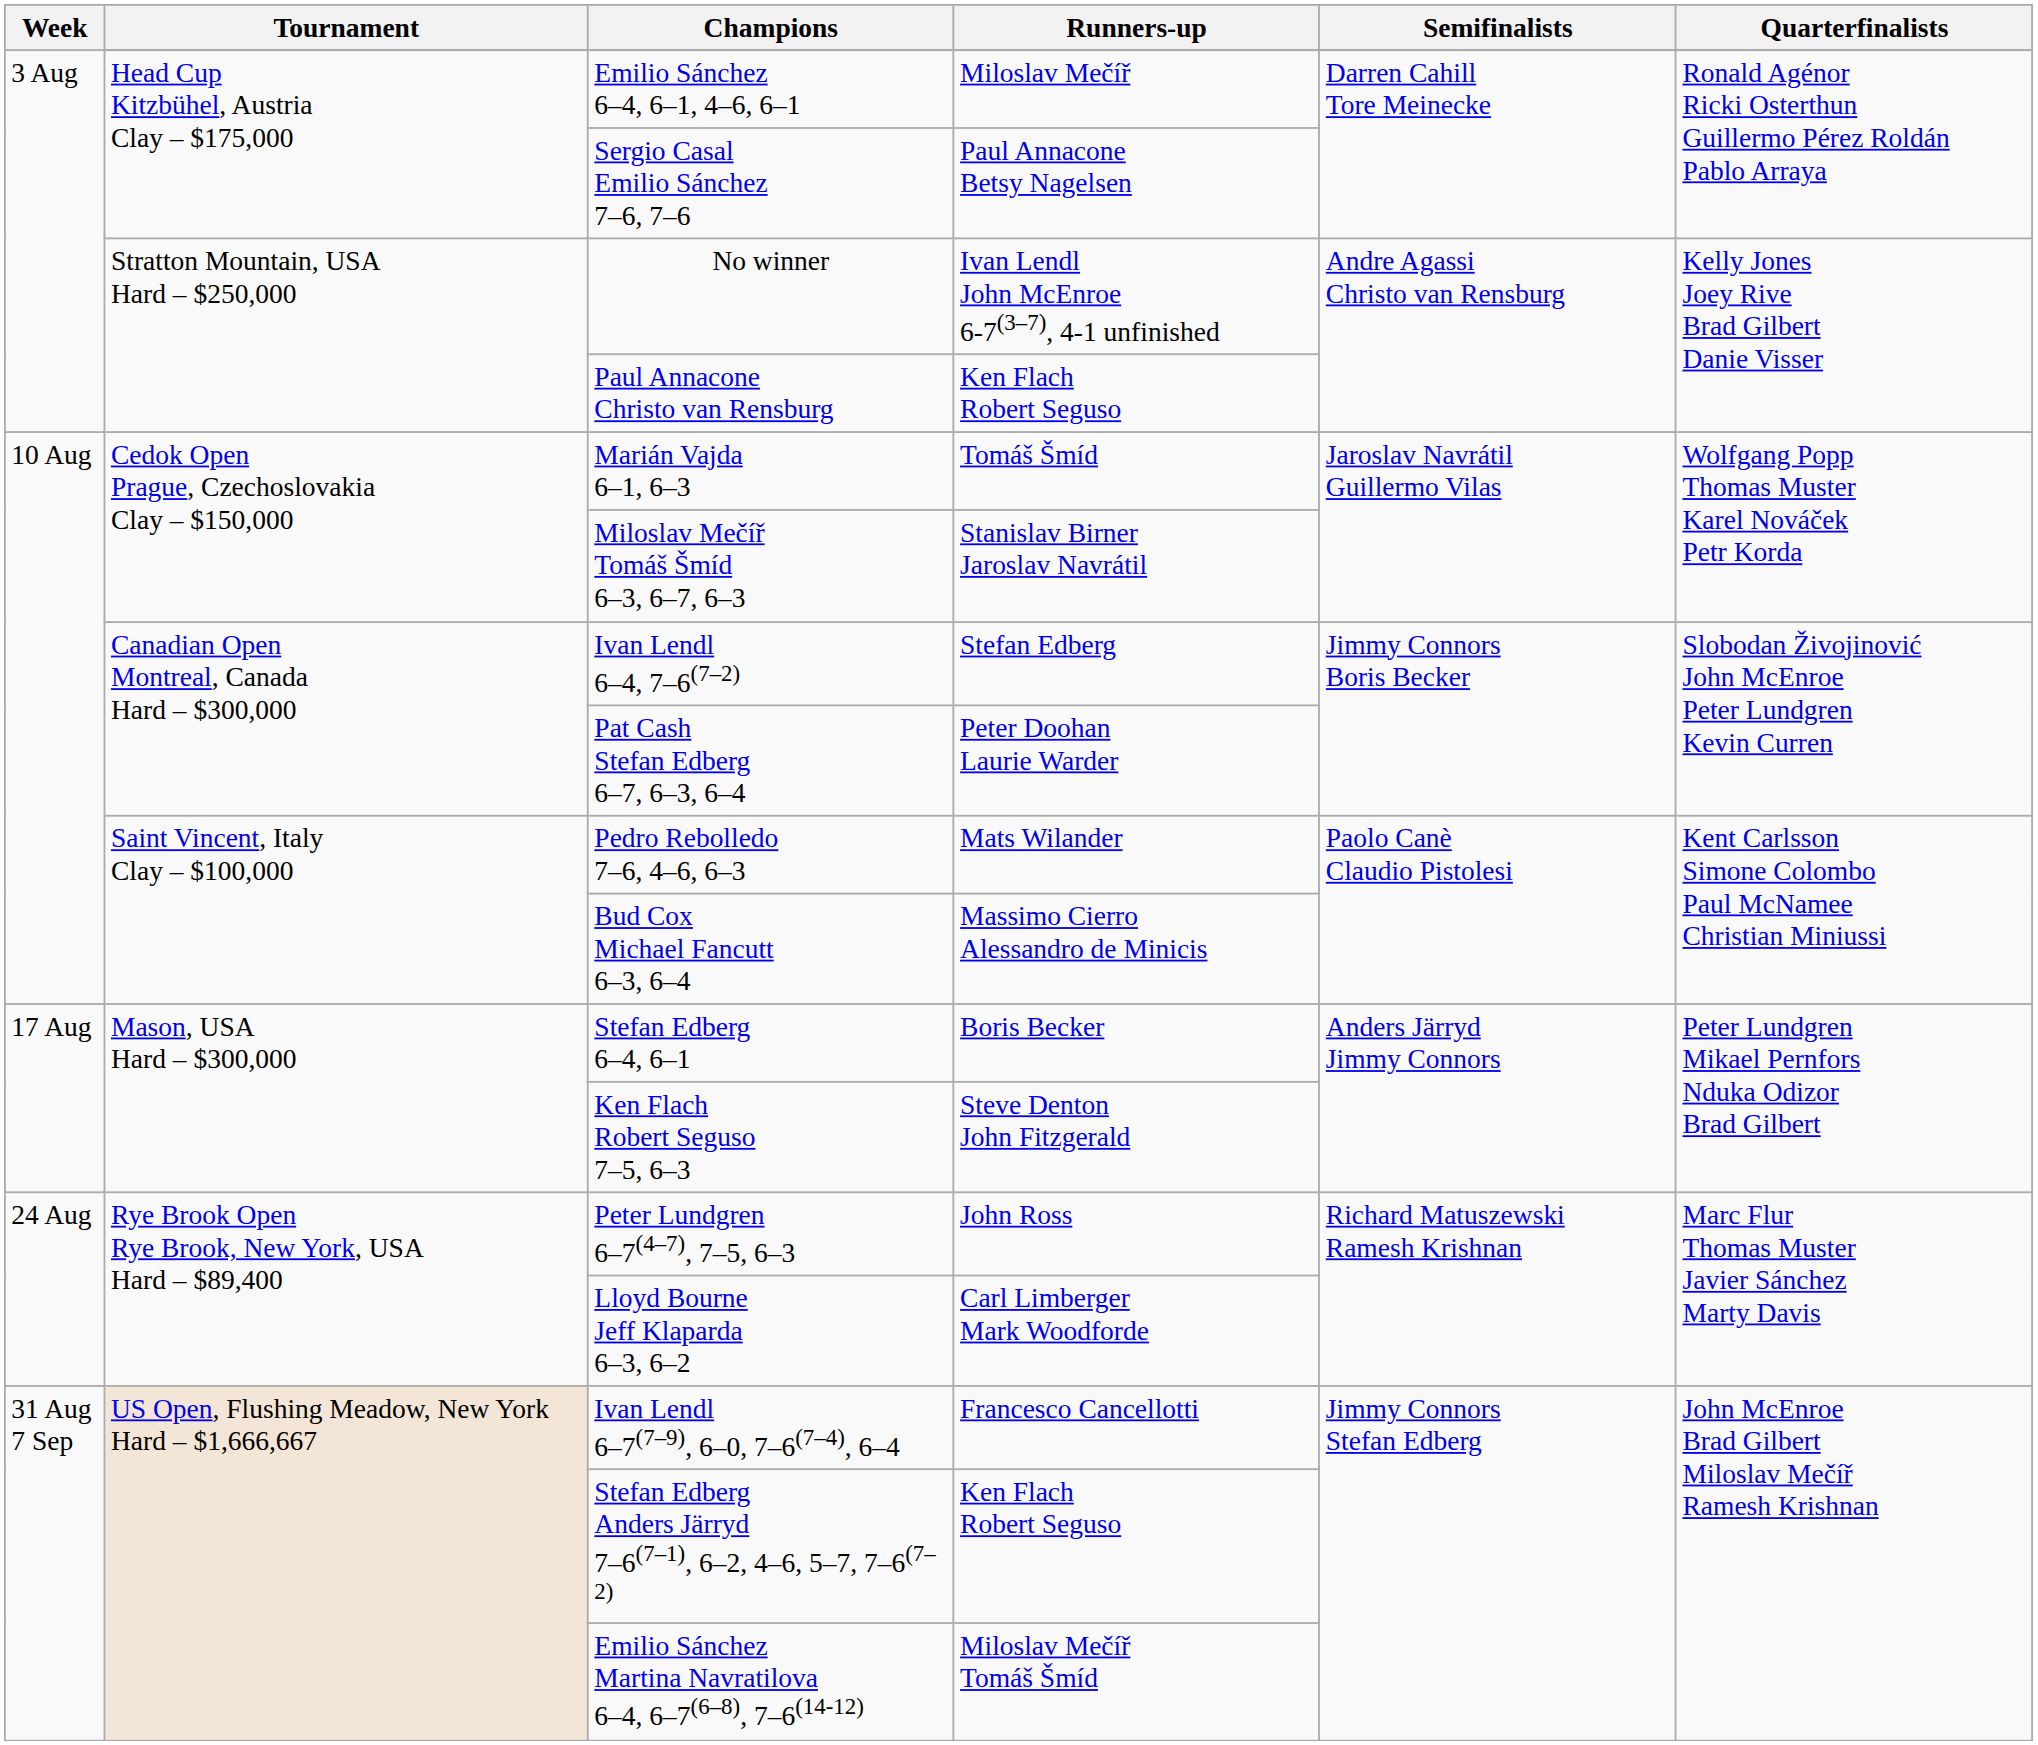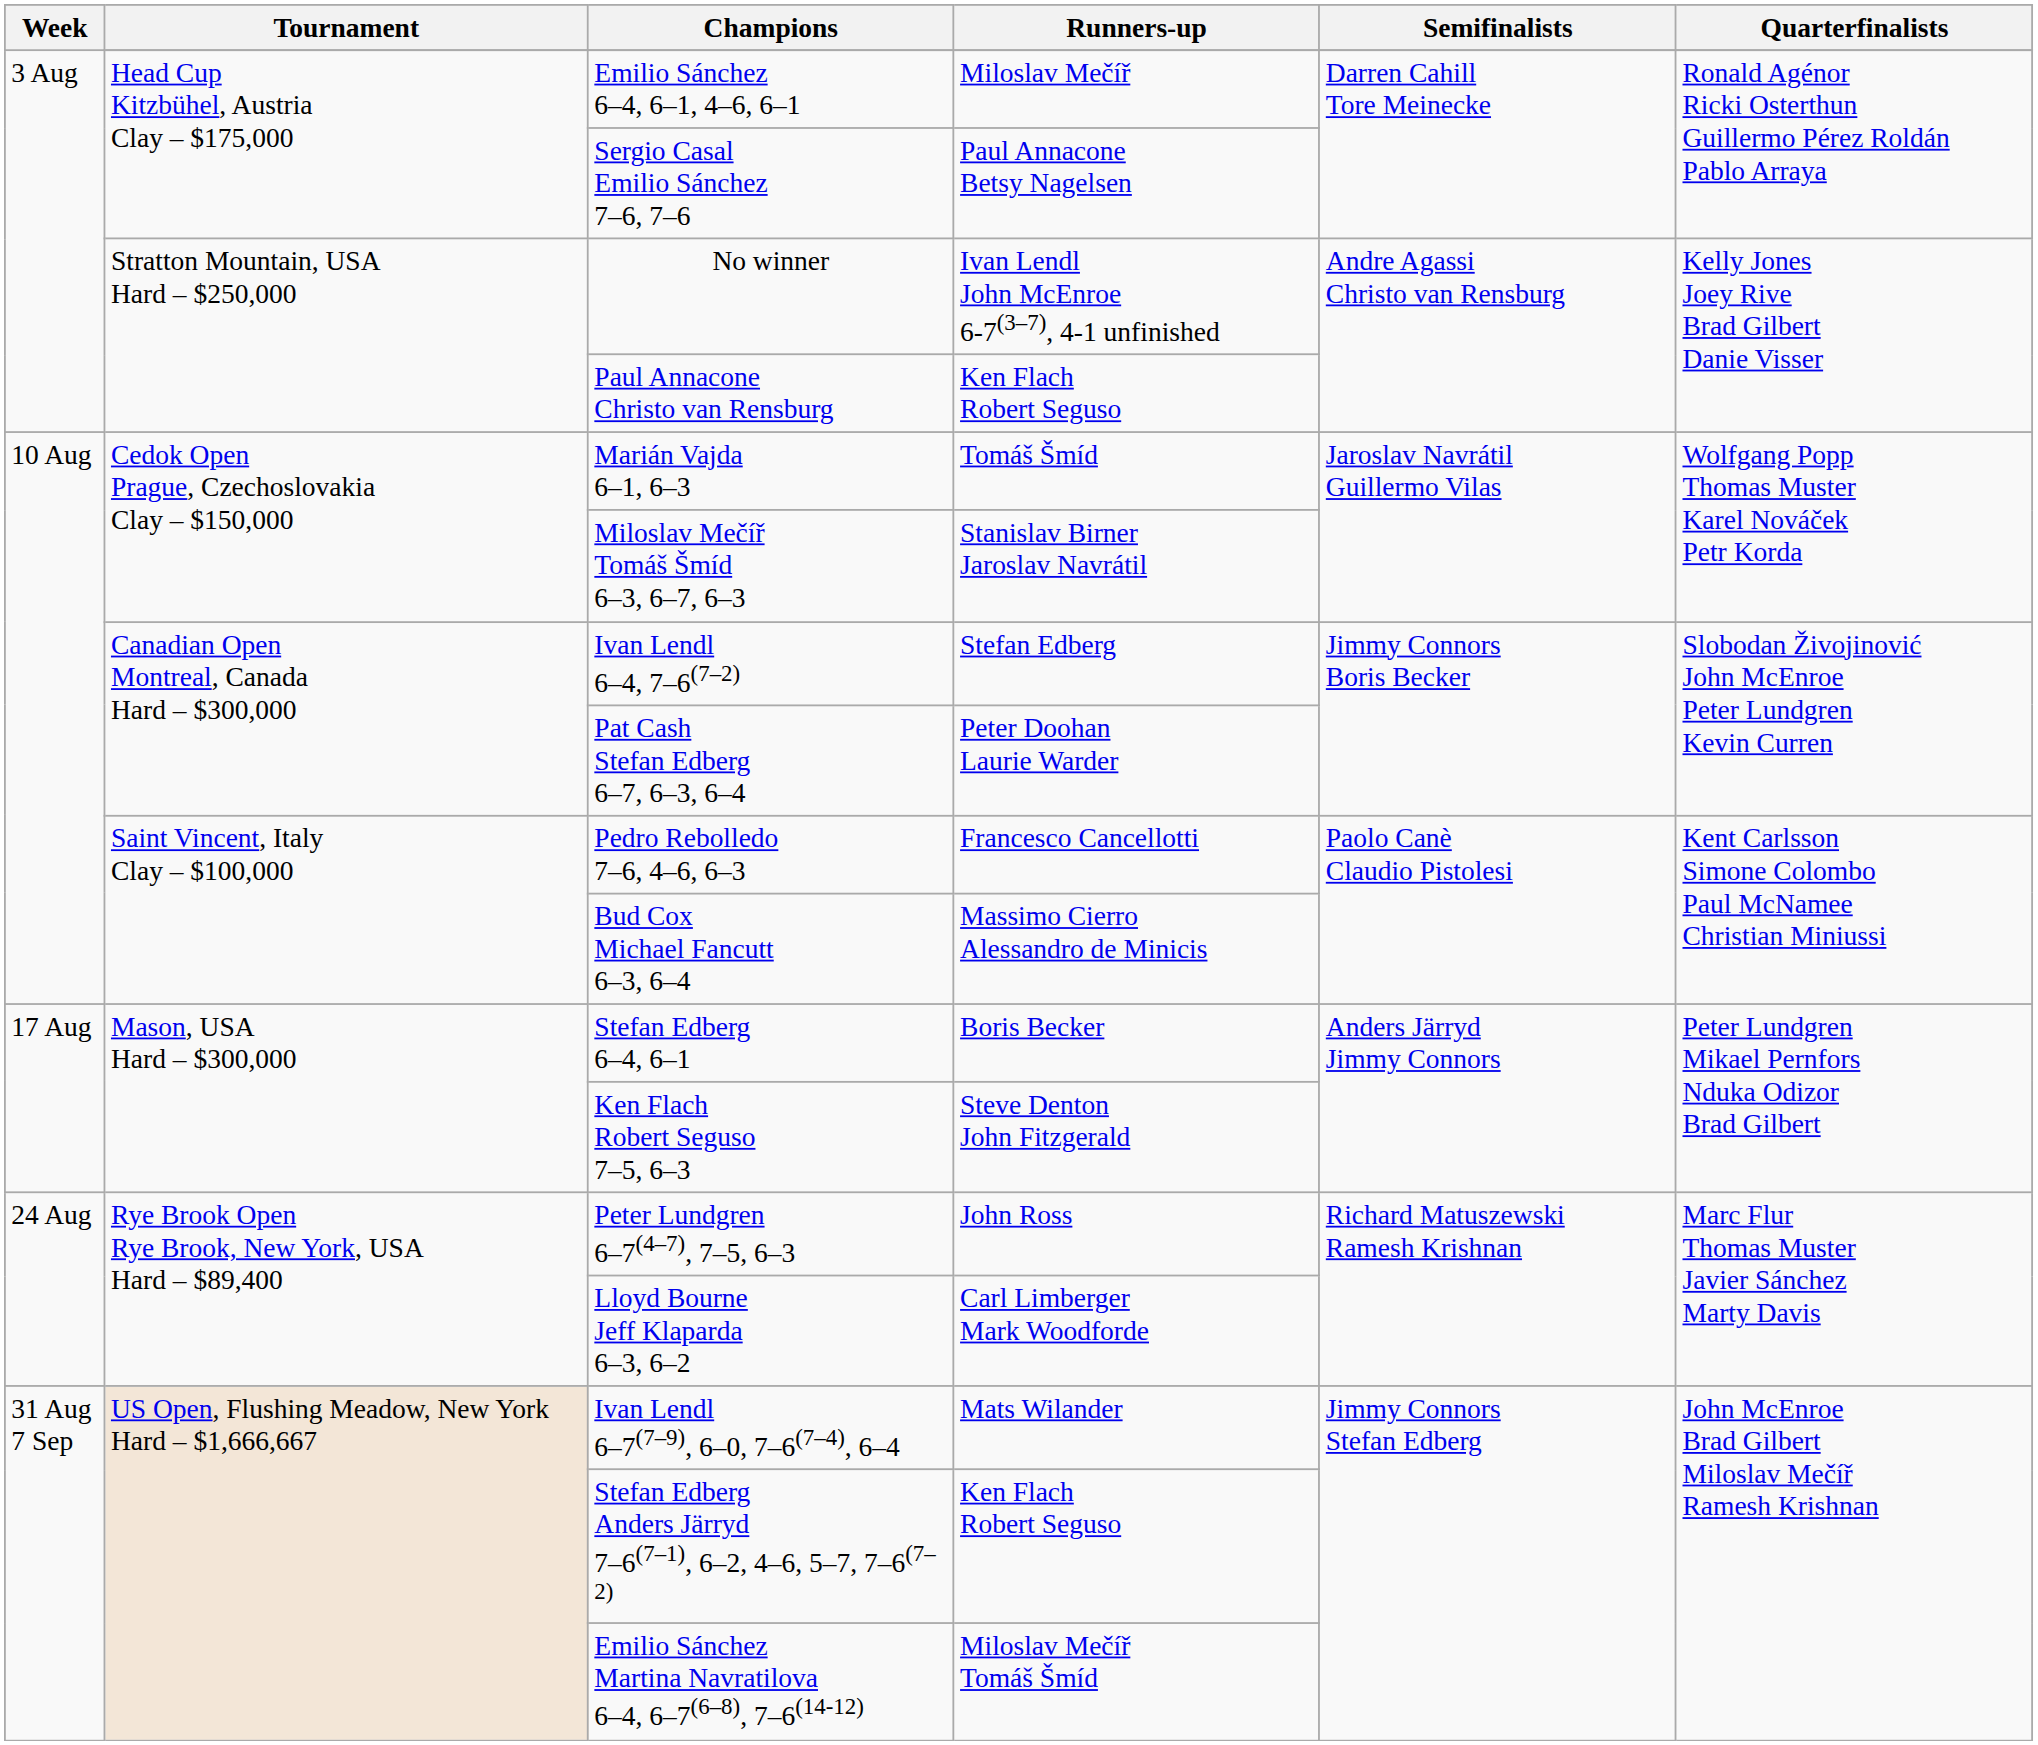(1041, 837) Mats Wilander -> (1080, 837) Francesco Cancellotti
(1080, 1408) Francesco Cancellotti -> (1041, 1408) Mats Wilander
